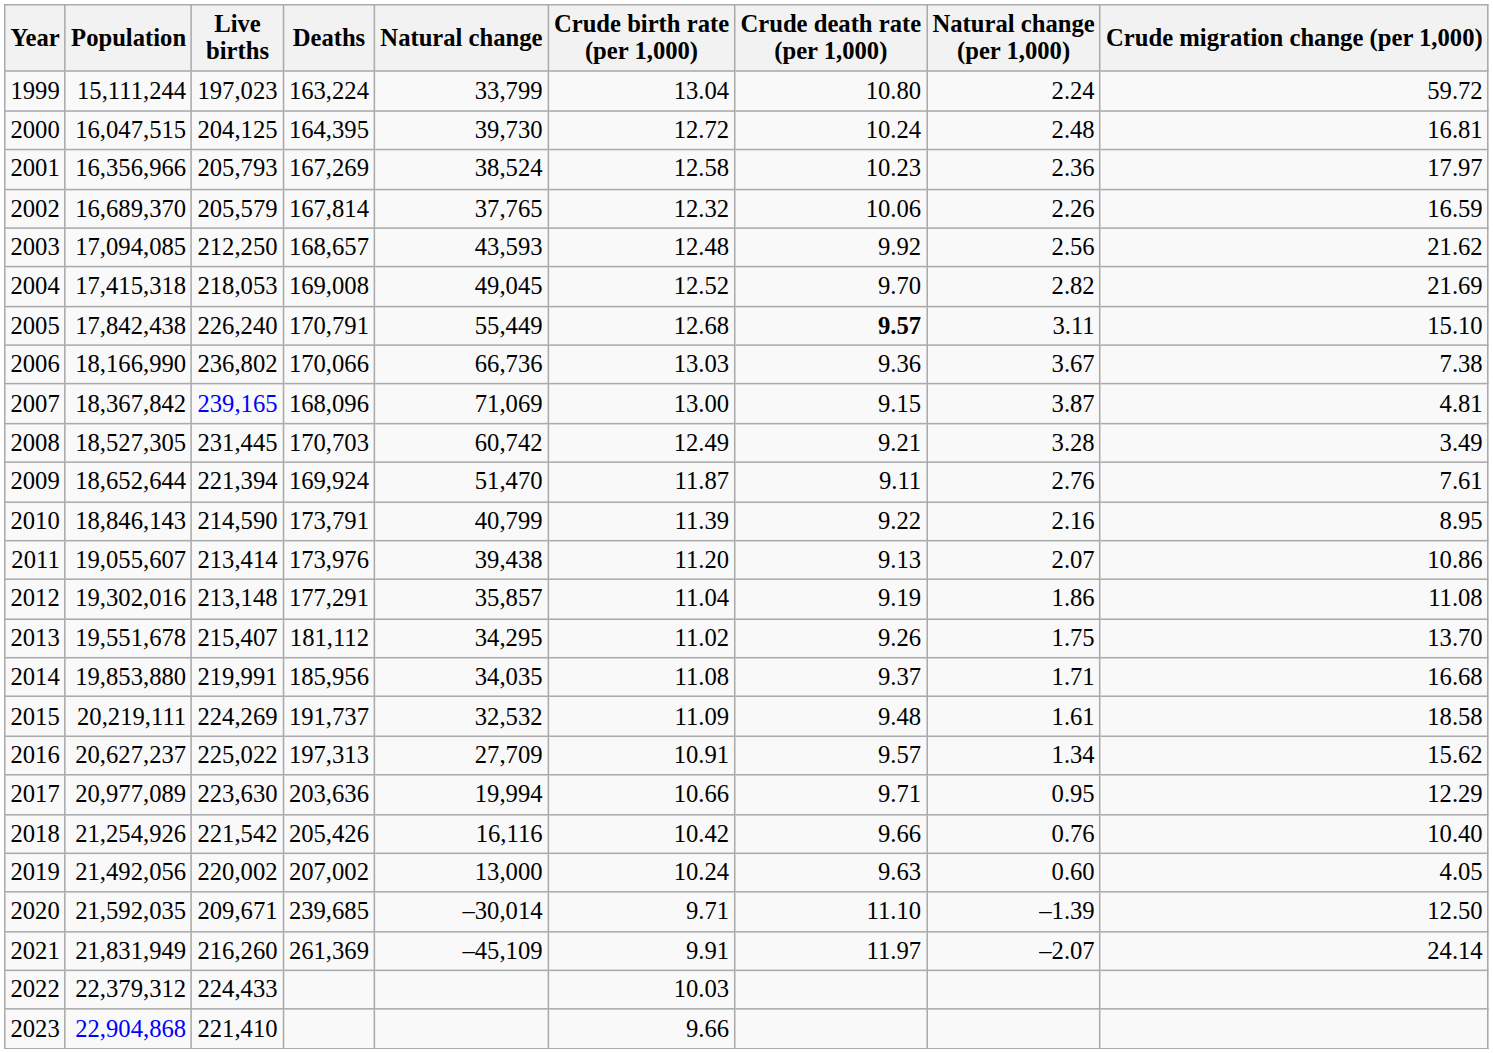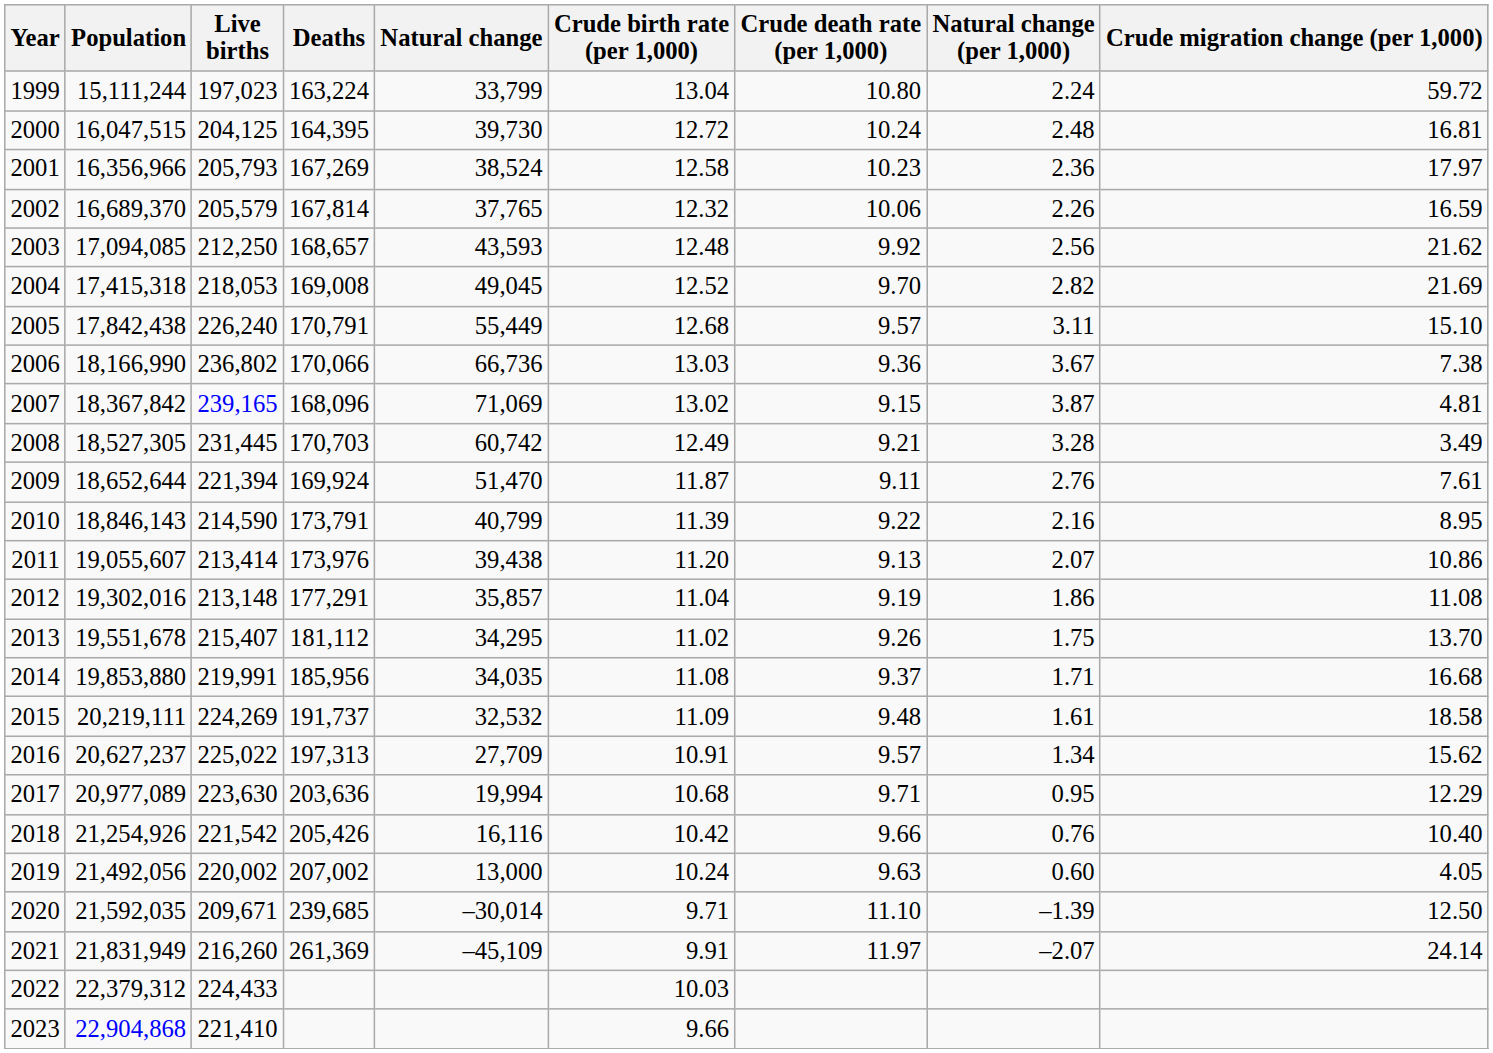(900, 325) bold -> (900, 325) normal
(701, 403) 13.00 -> (701, 403) 13.02
(701, 794) 10.66 -> (701, 794) 10.68
